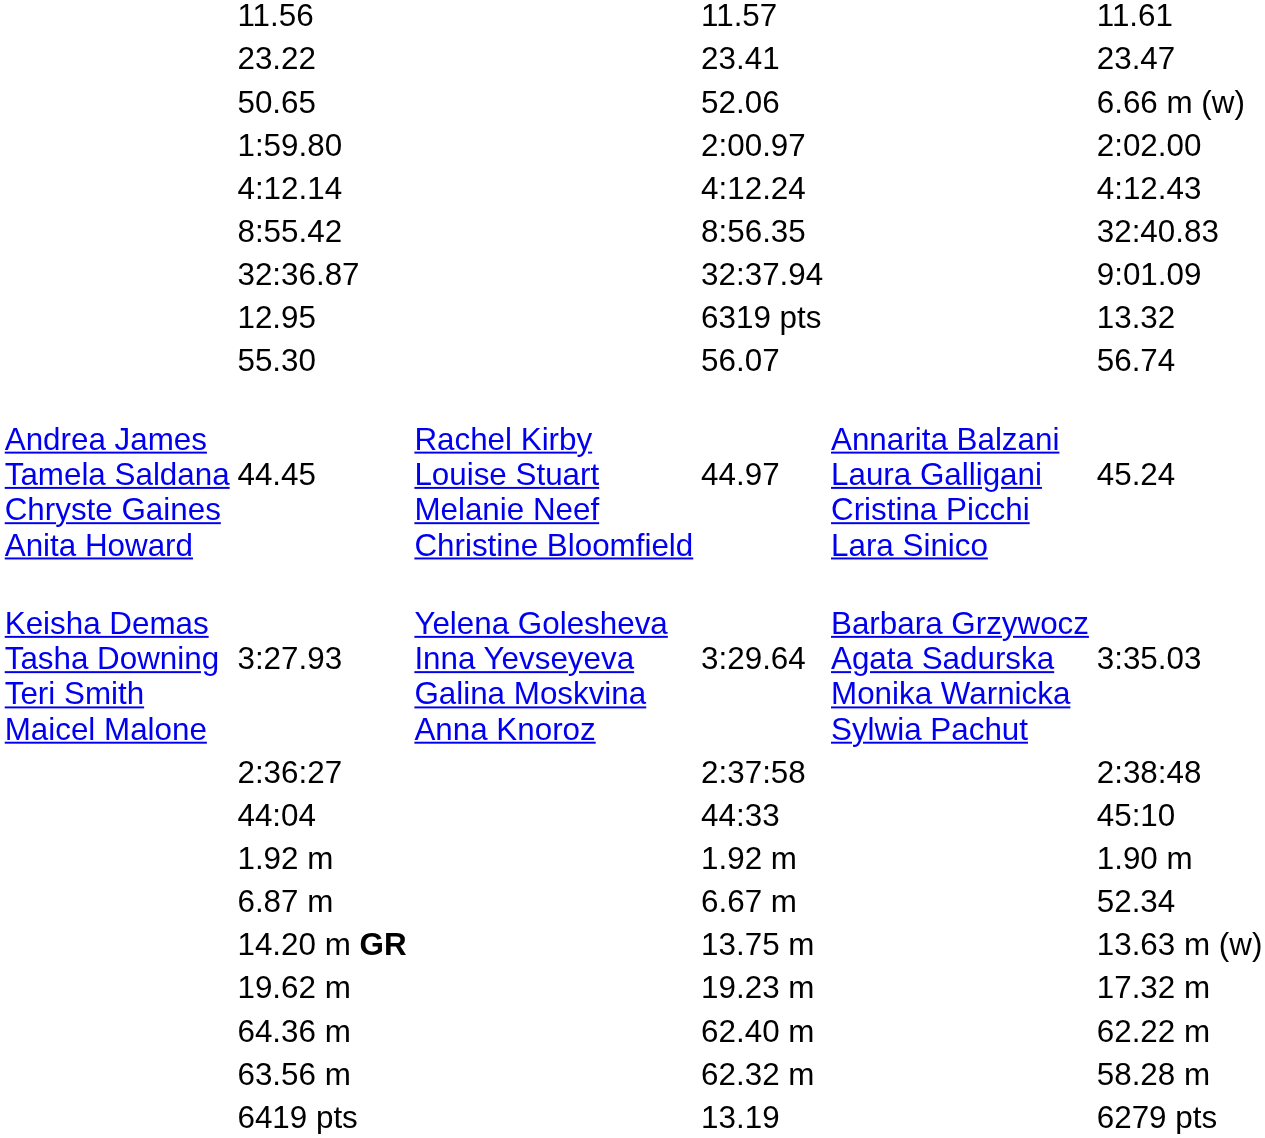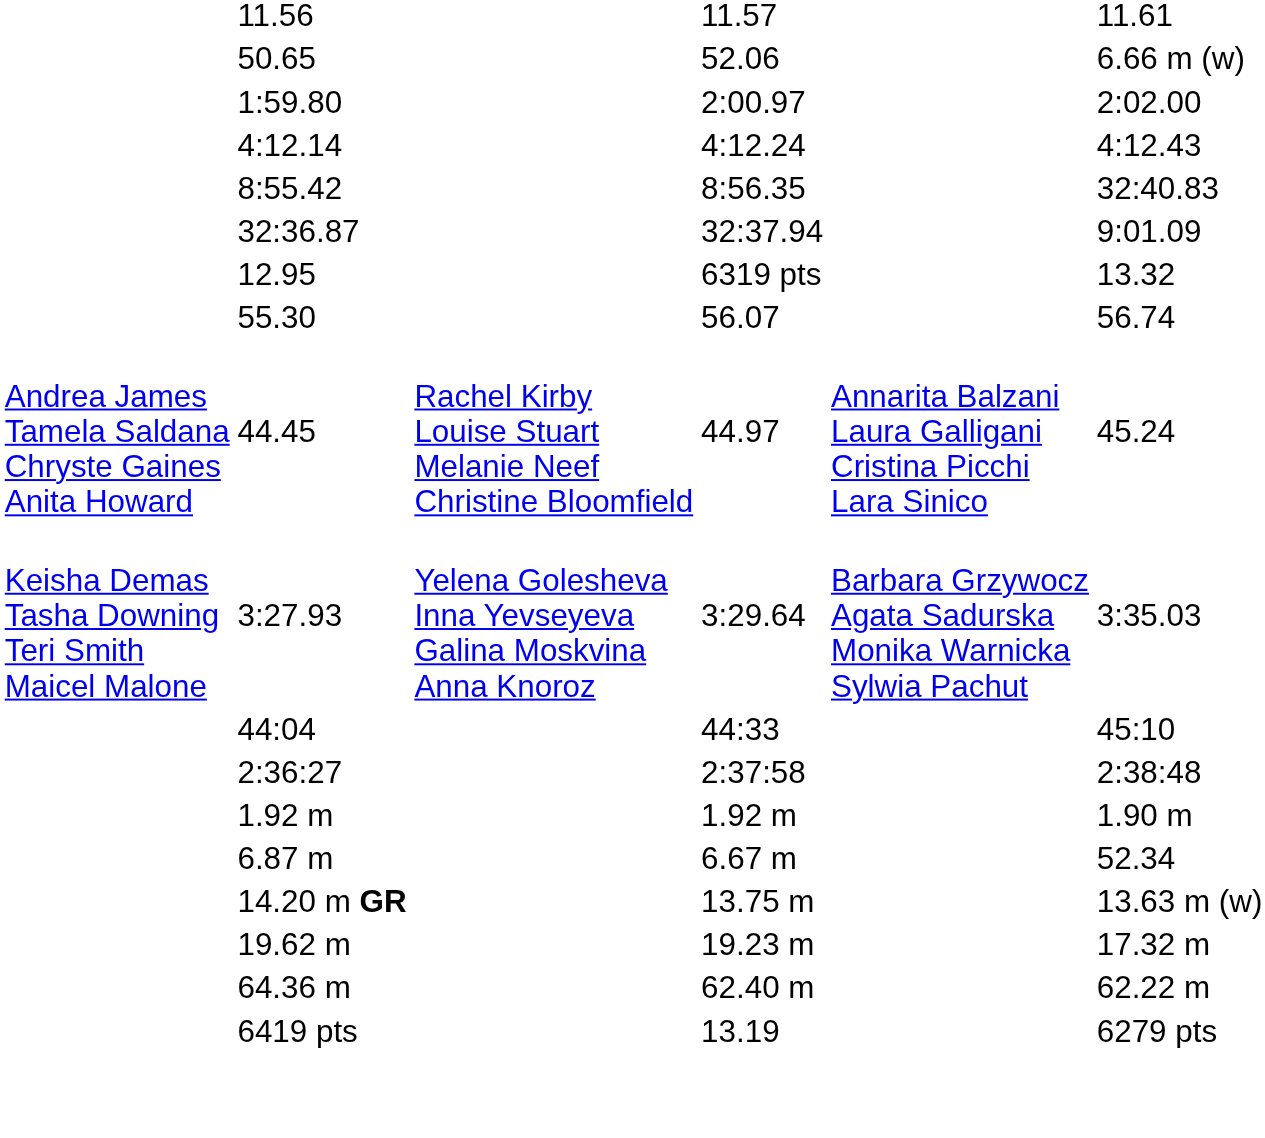- row: (277, 59)
rows swapped: (290, 772) <-> (277, 815)
- row: (294, 1074)
